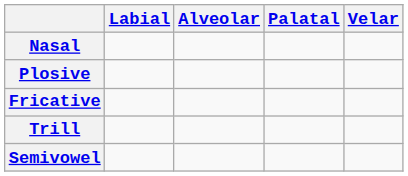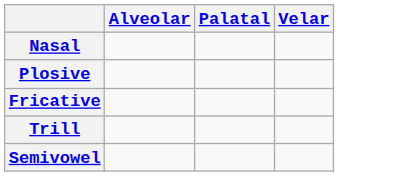- column: (139, 19)
